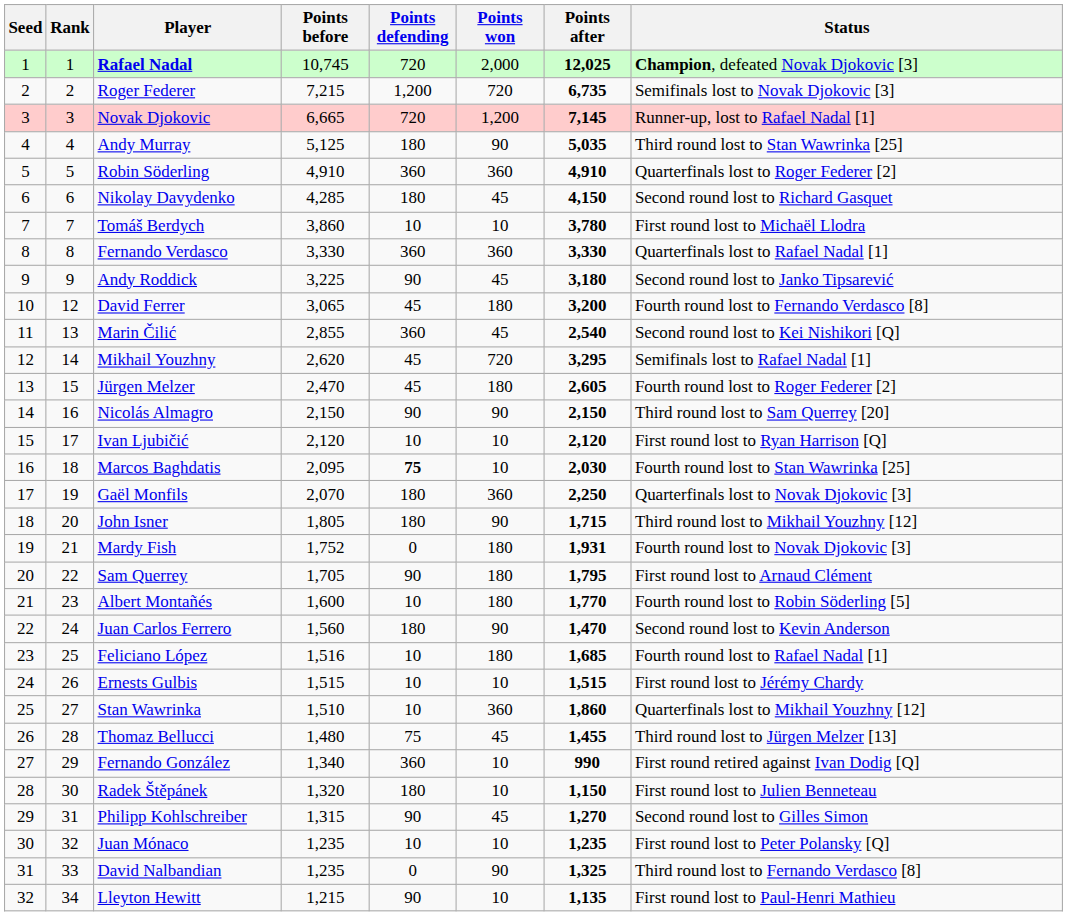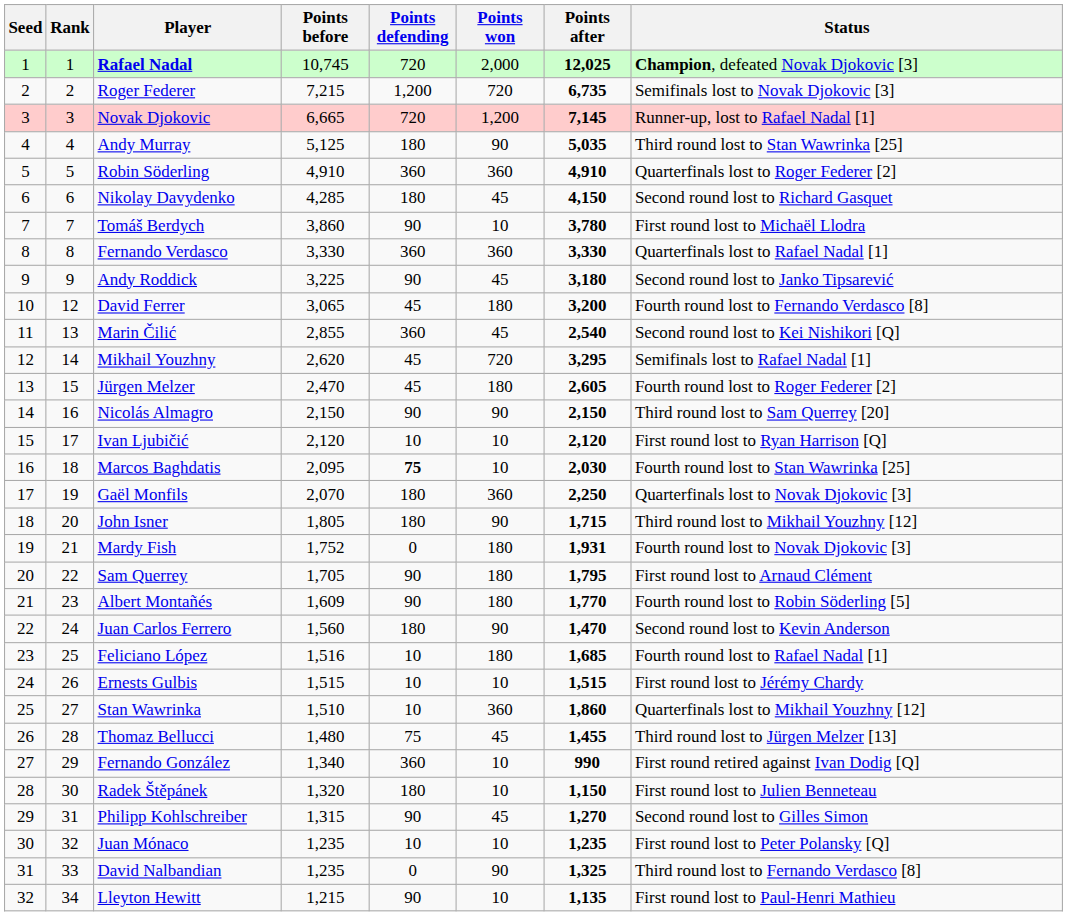(413, 225) 10 -> (413, 225) 90
(325, 601) 1,600 -> (325, 601) 1,609
(413, 601) 10 -> (413, 601) 90
